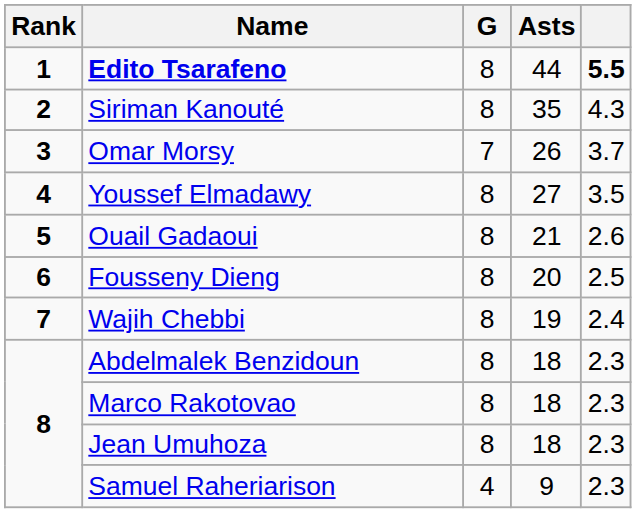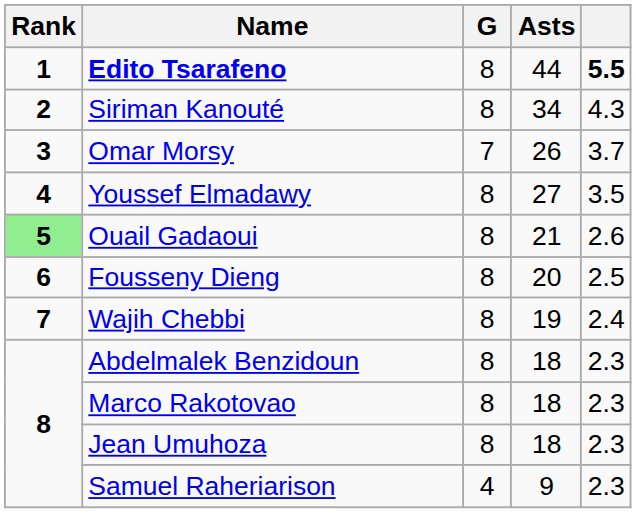(547, 110) 35 -> (547, 110) 34
(44, 236) no background -> (44, 236) lightgreen background
